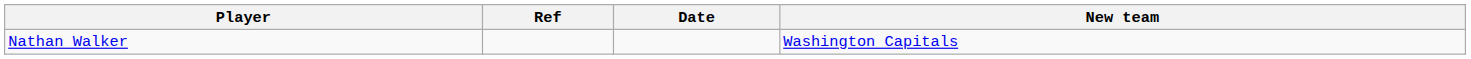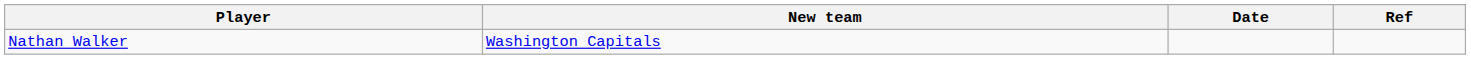columns swapped: (1122, 17) <-> (548, 17)
